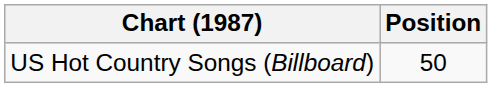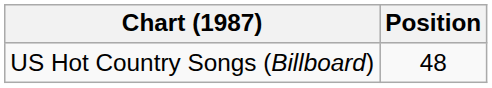(433, 62) 50 -> (433, 62) 48
